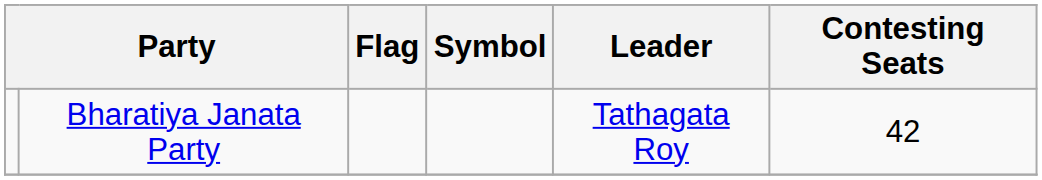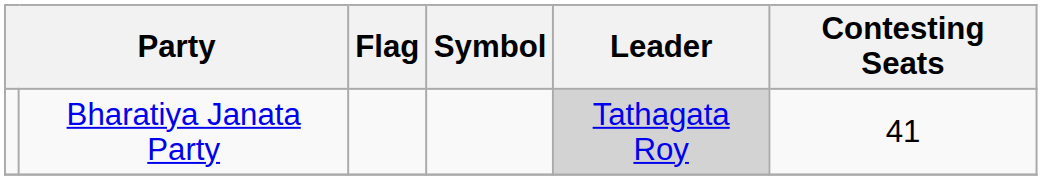(661, 131) no background -> (661, 131) lightgrey background
(903, 131) 42 -> (903, 131) 41
